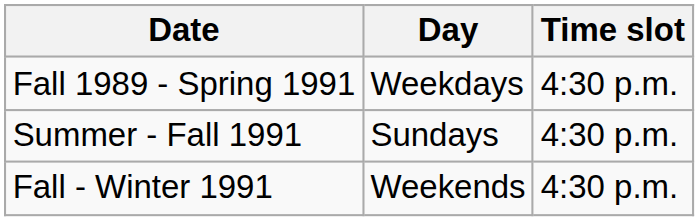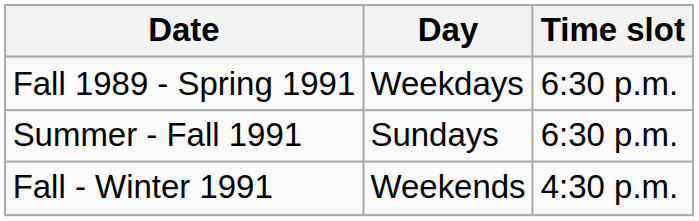(609, 82) 4:30 p.m. -> (609, 82) 6:30 p.m.
(609, 135) 4:30 p.m. -> (609, 135) 6:30 p.m.
